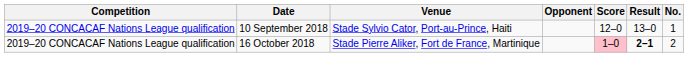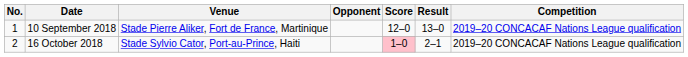columns swapped: (673, 12) <-> (121, 12)
(422, 28) Stade Sylvio Cator, Port-au-Prince, Haiti -> (224, 28) Stade Pierre Aliker, Fort de France, Martinique
(436, 44) Stade Pierre Aliker, Fort de France, Martinique -> (210, 44) Stade Sylvio Cator, Port-au-Prince, Haiti
(645, 44) bold -> (433, 44) normal
